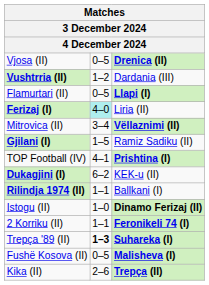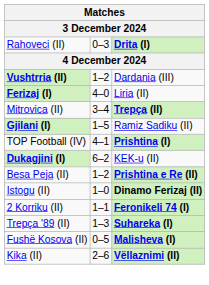+ row: (36, 45)
- row: (27, 61)
- row: (37, 93)
(101, 110) paleturquoise background -> (101, 93) no background
(147, 126) Vëllaznimi (II) -> (138, 110) Trepça (II)
- row: (46, 191)
+ row: (38, 175)
(101, 239) bold -> (101, 223) normal
(138, 272) Trepça (II) -> (147, 256) Vëllaznimi (II)
